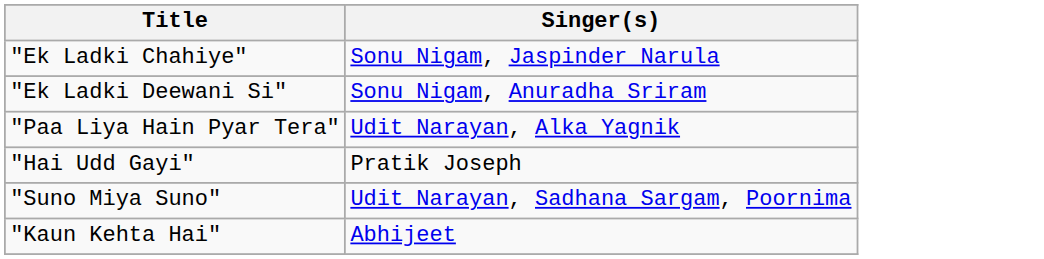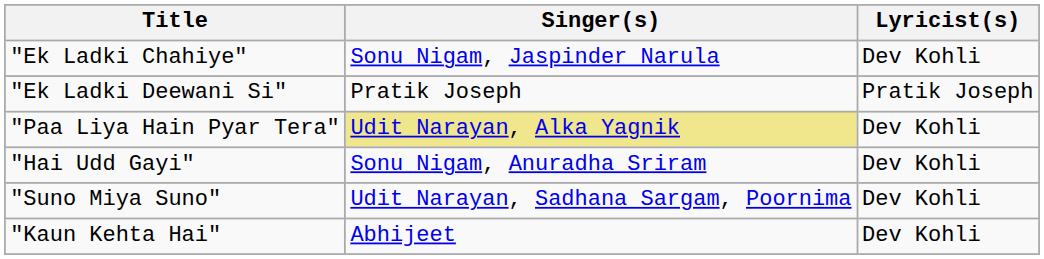+ column: (948, 23)
(528, 94) Sonu Nigam, Anuradha Sriram -> (436, 94) Pratik Joseph
(515, 129) no background -> (515, 129) khaki background
(436, 165) Pratik Joseph -> (528, 165) Sonu Nigam, Anuradha Sriram
